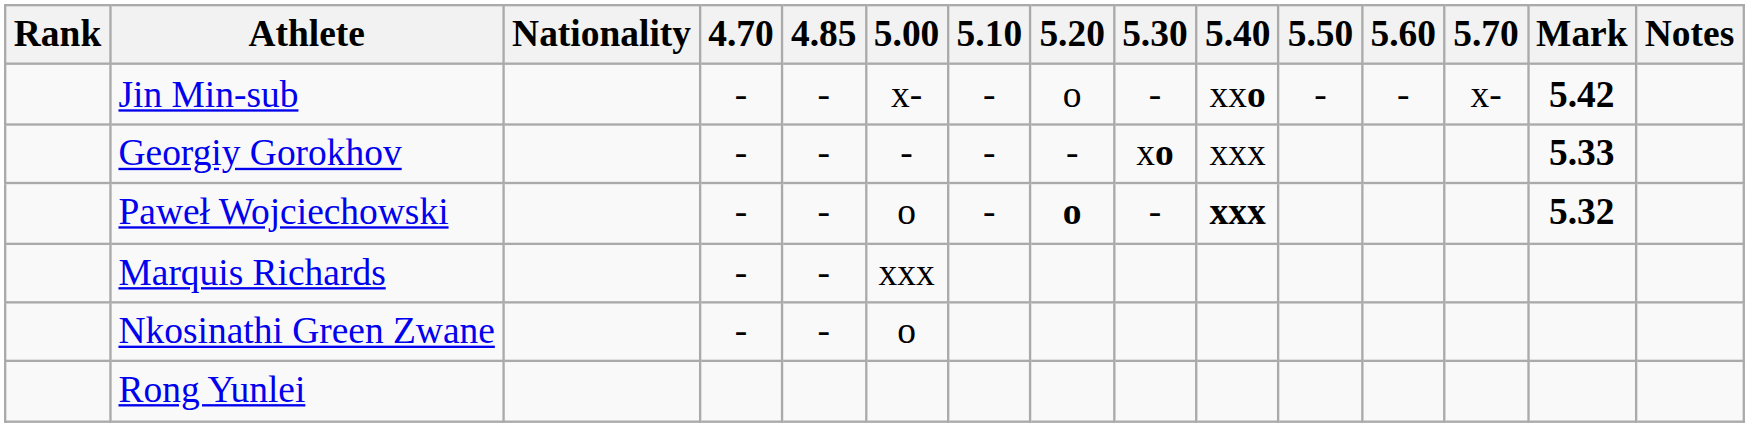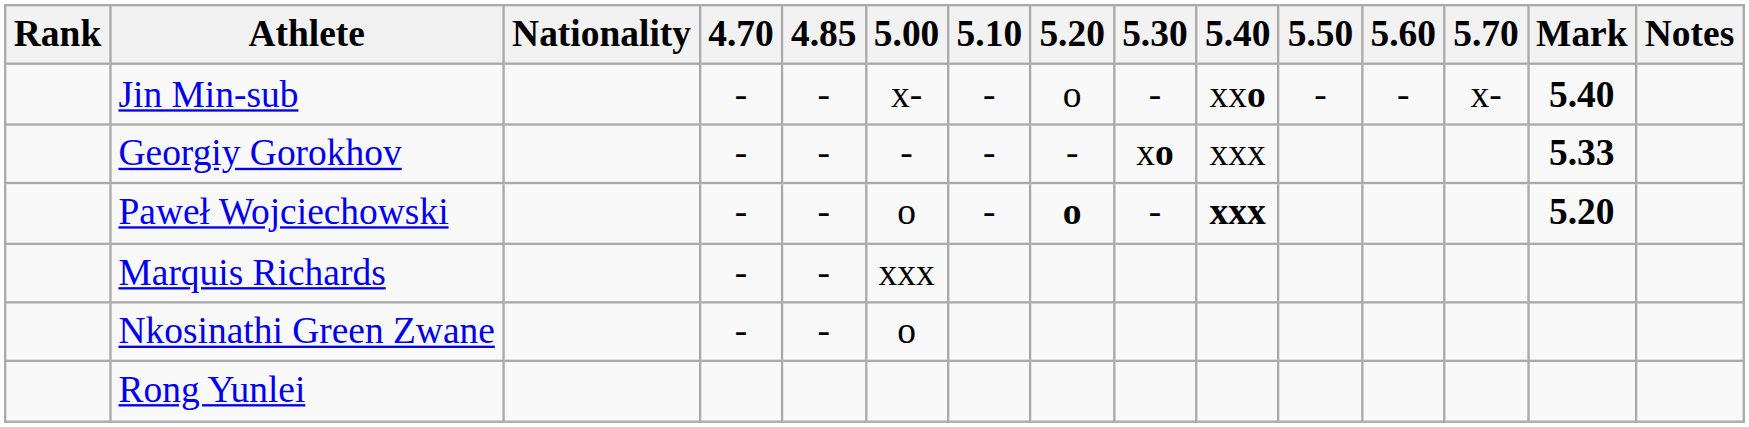(1582, 93) 5.42 -> (1582, 93) 5.40
(1582, 212) 5.32 -> (1582, 212) 5.20
